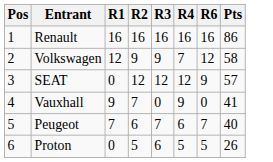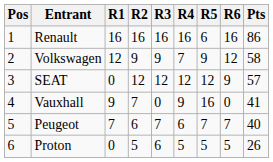+ column: (209, 15)
